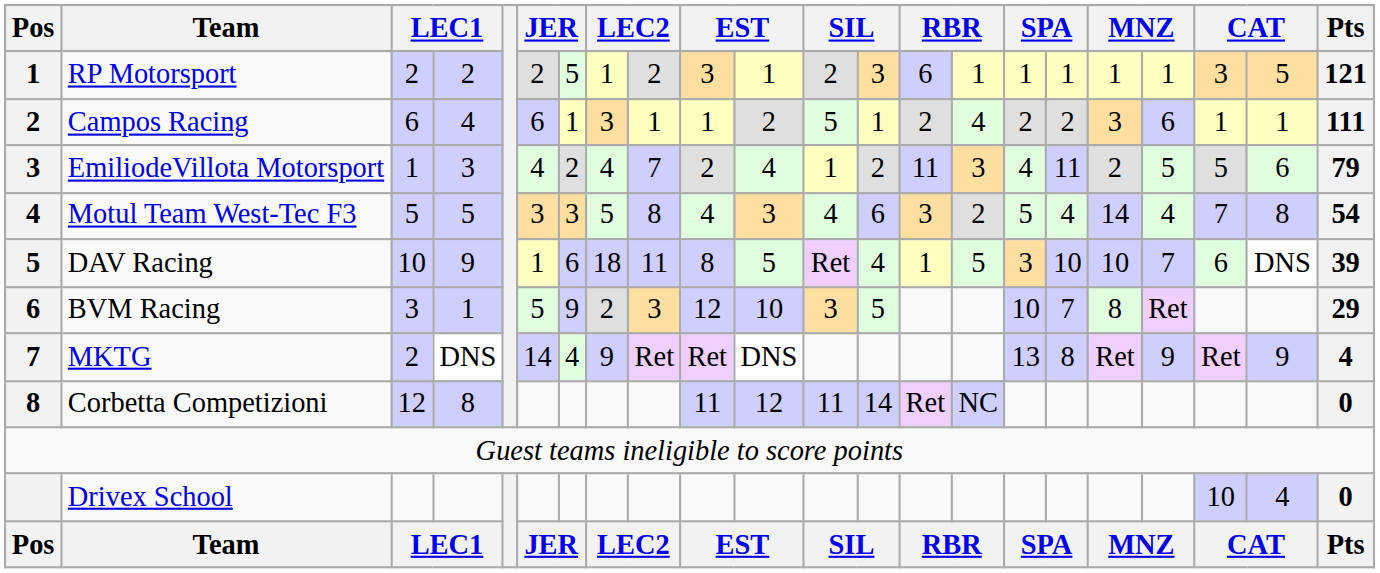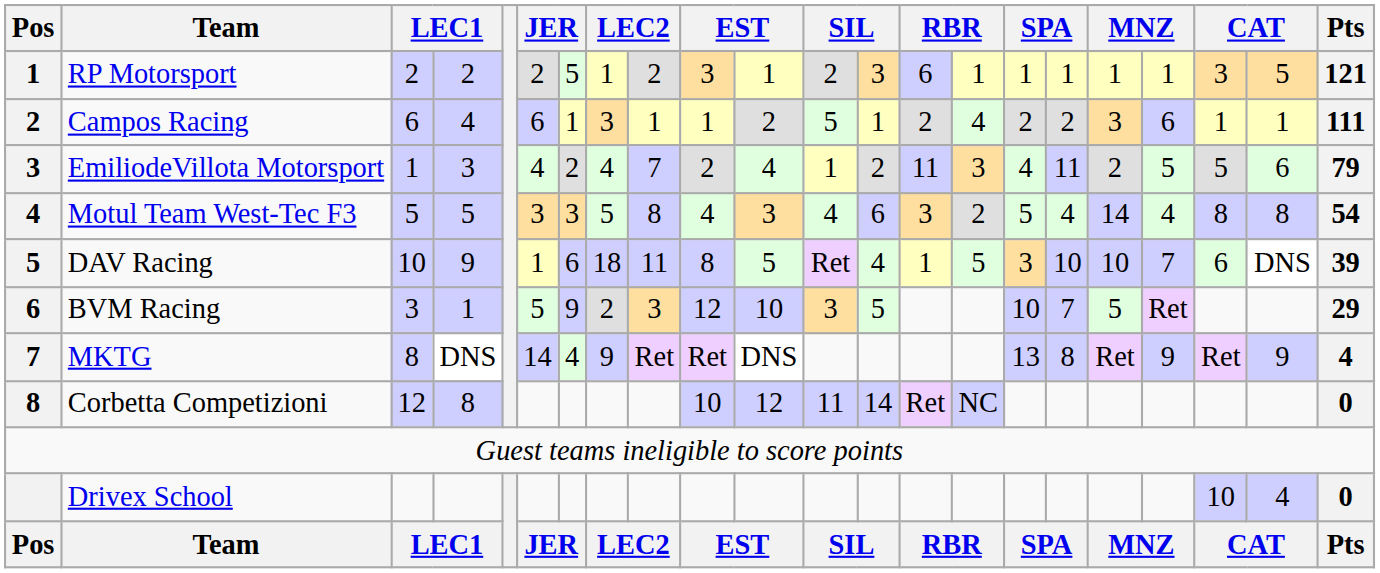(1221, 215) 7 -> (1221, 215) 8
(1115, 308) 8 -> (1115, 308) 5
(412, 355) 2 -> (412, 355) 8
(707, 402) 11 -> (707, 402) 10
